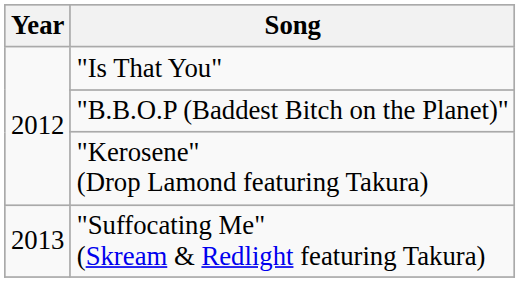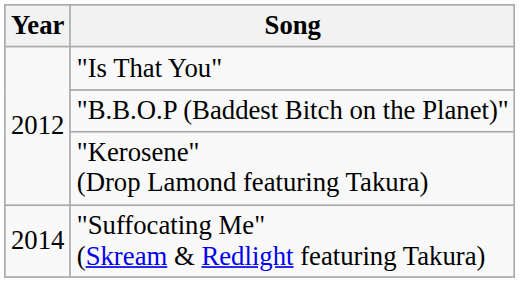(38, 240) 2013 -> (38, 240) 2014
